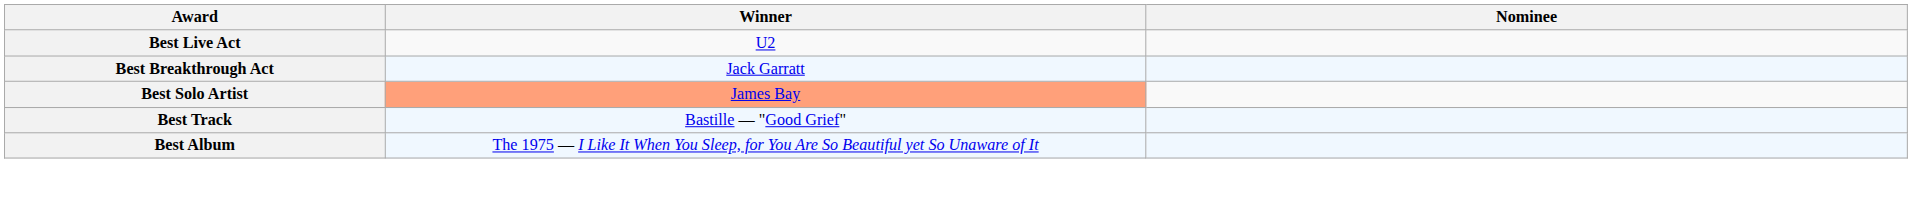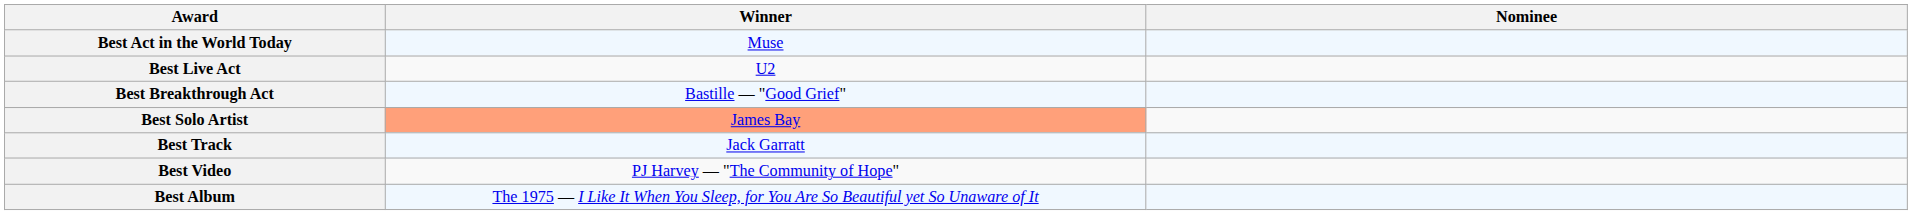+ row: (195, 42)
(766, 68) Jack Garratt -> (766, 94) Bastille — "Good Grief"
(766, 119) Bastille — "Good Grief" -> (766, 145) Jack Garratt
+ row: (195, 171)
